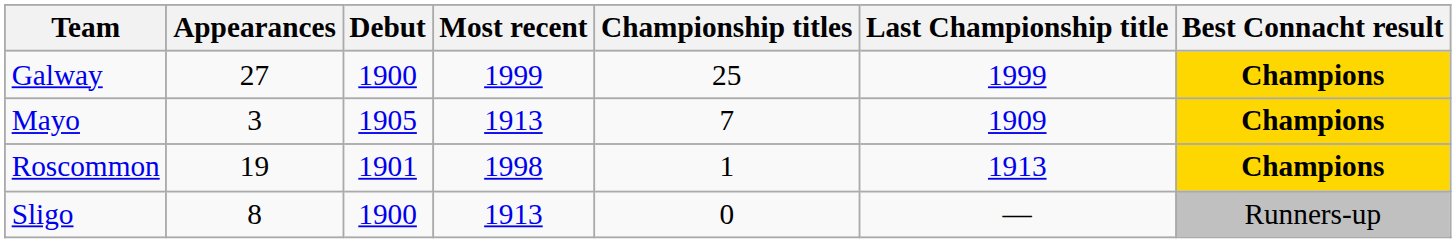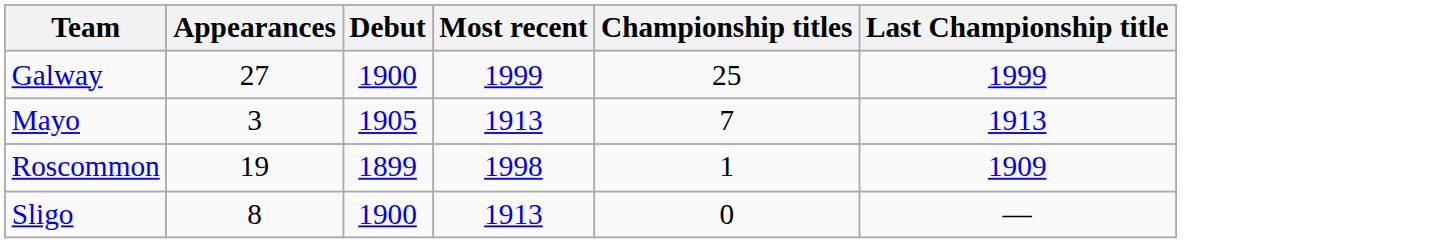- column: (1313, 27)
(1017, 120) 1909 -> (1017, 120) 1913
(388, 167) 1901 -> (388, 167) 1899
(1017, 167) 1913 -> (1017, 167) 1909
